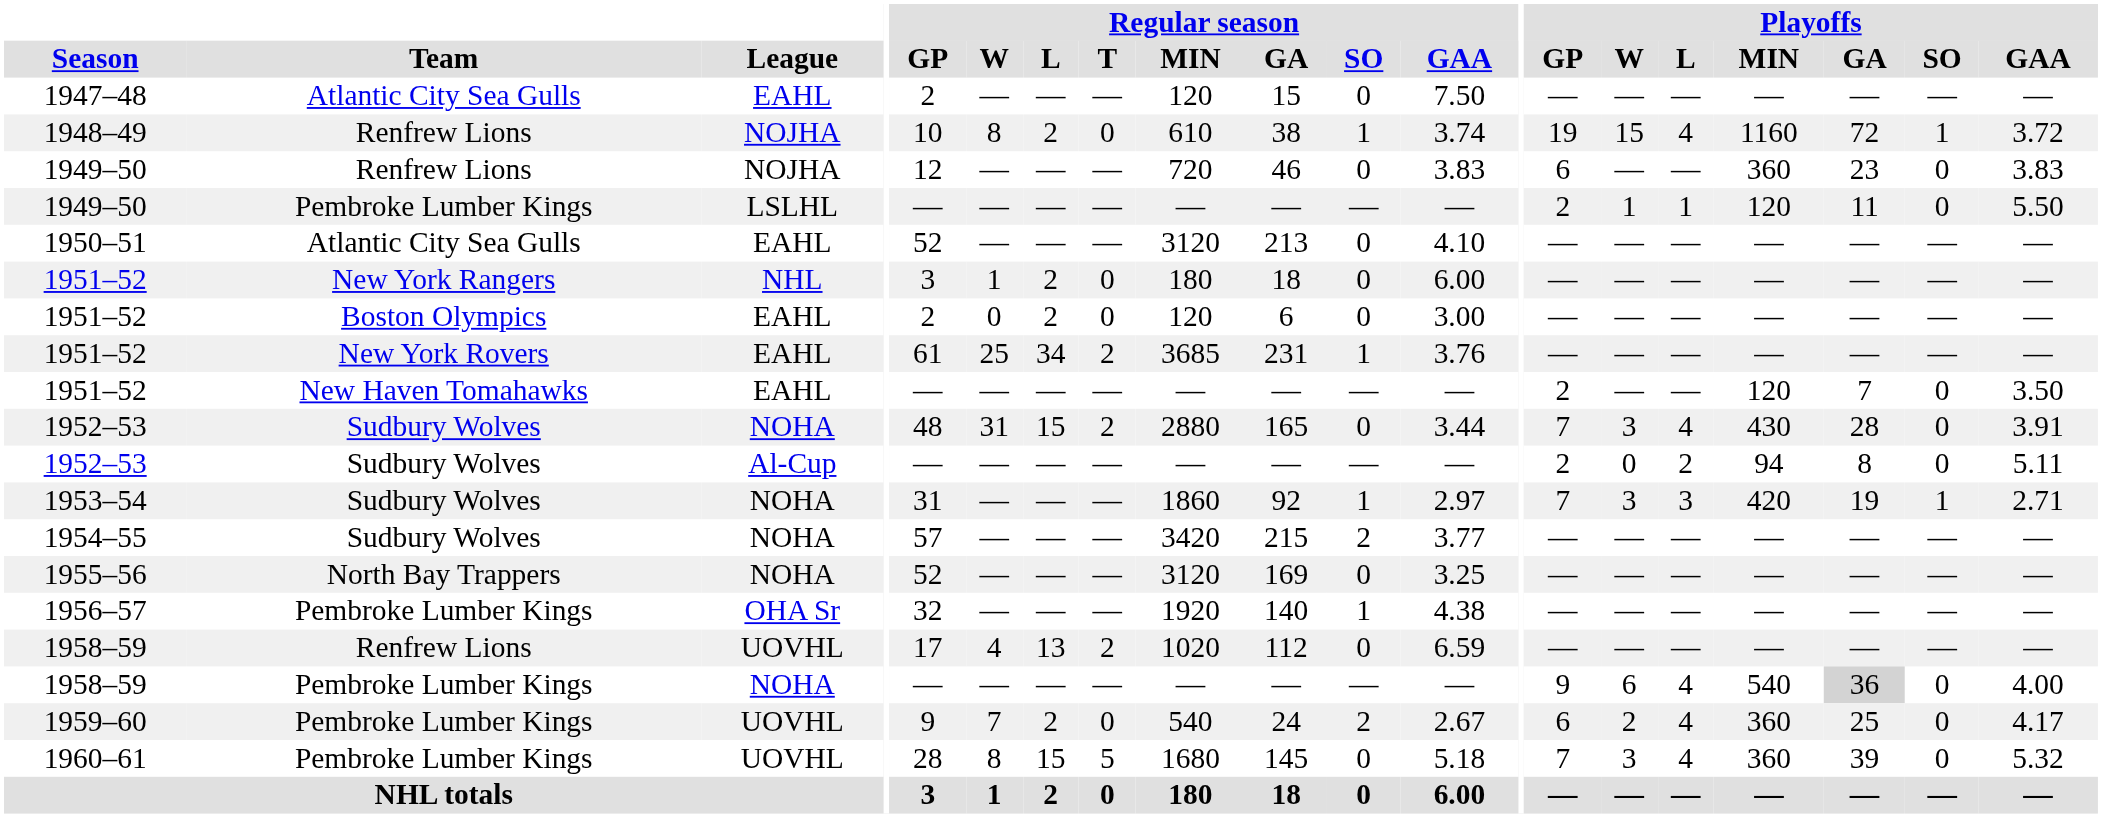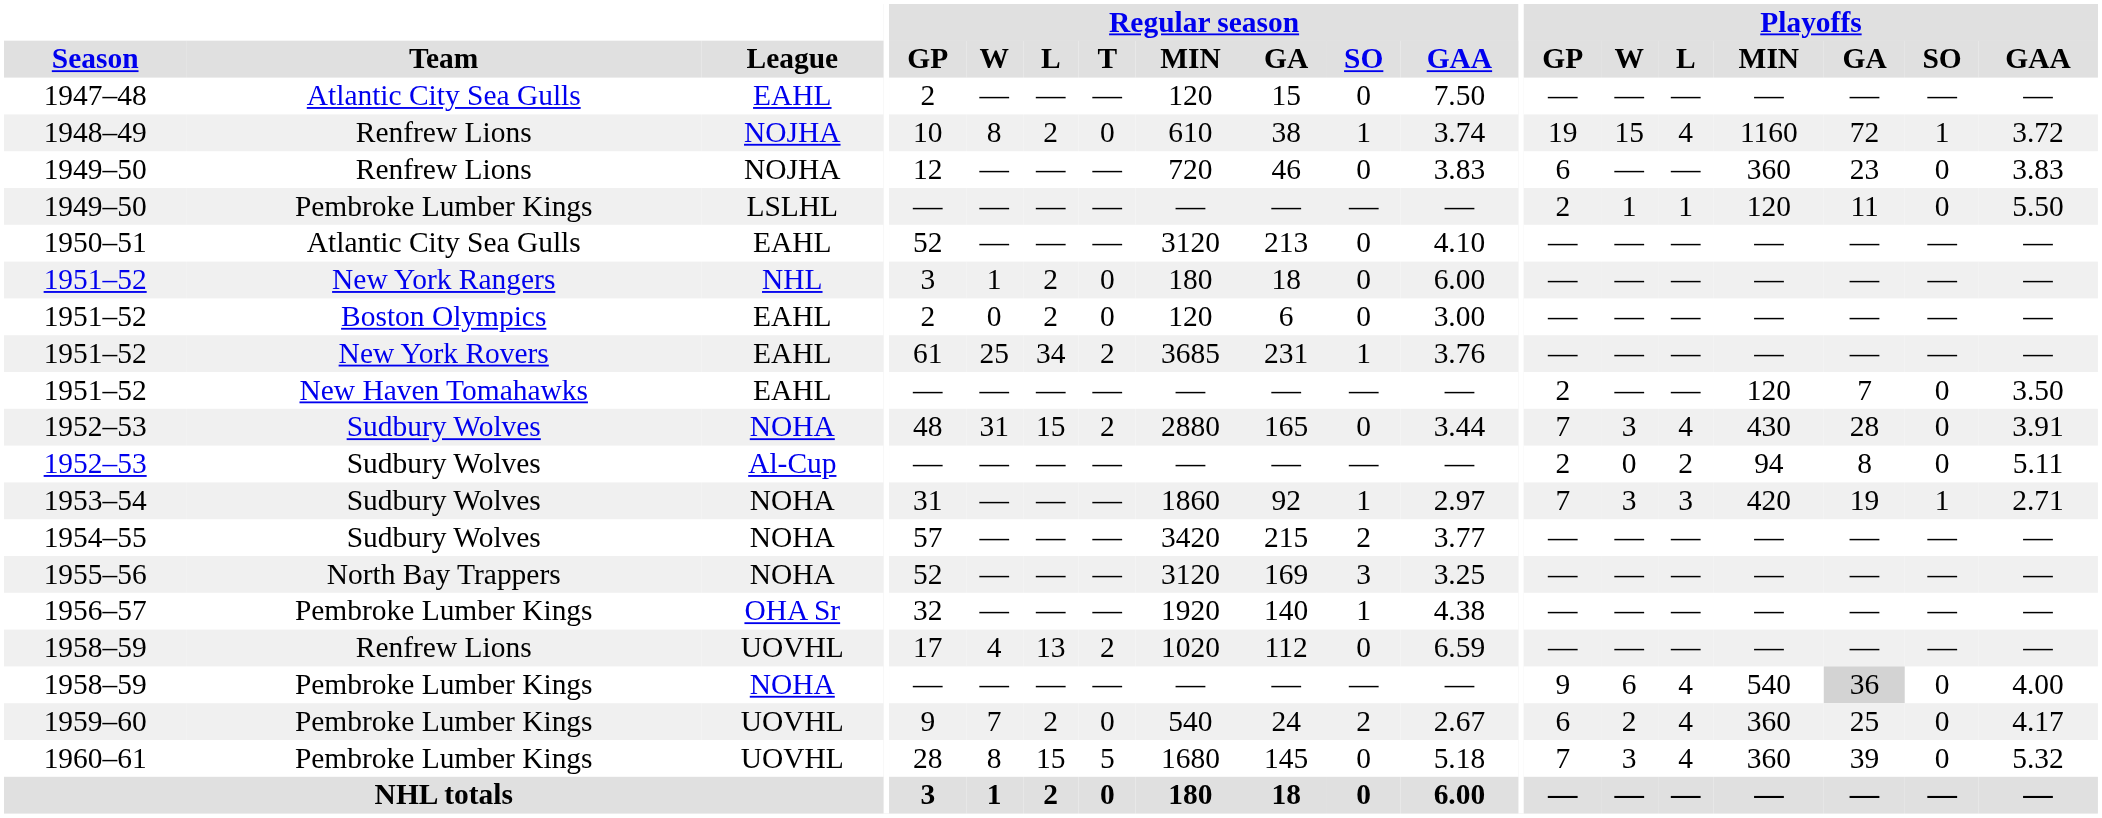(1364, 573) 0 -> (1364, 573) 3
